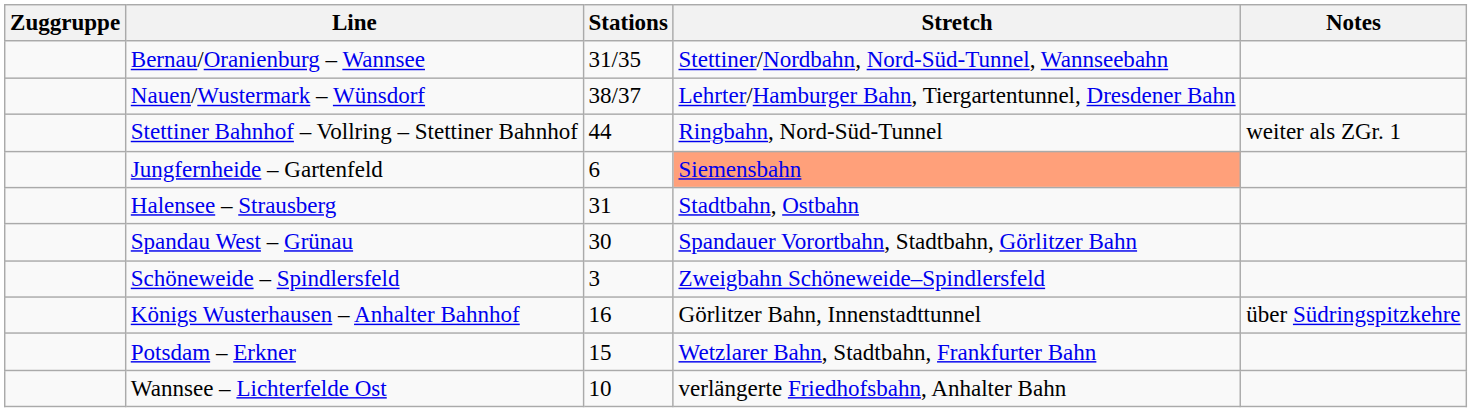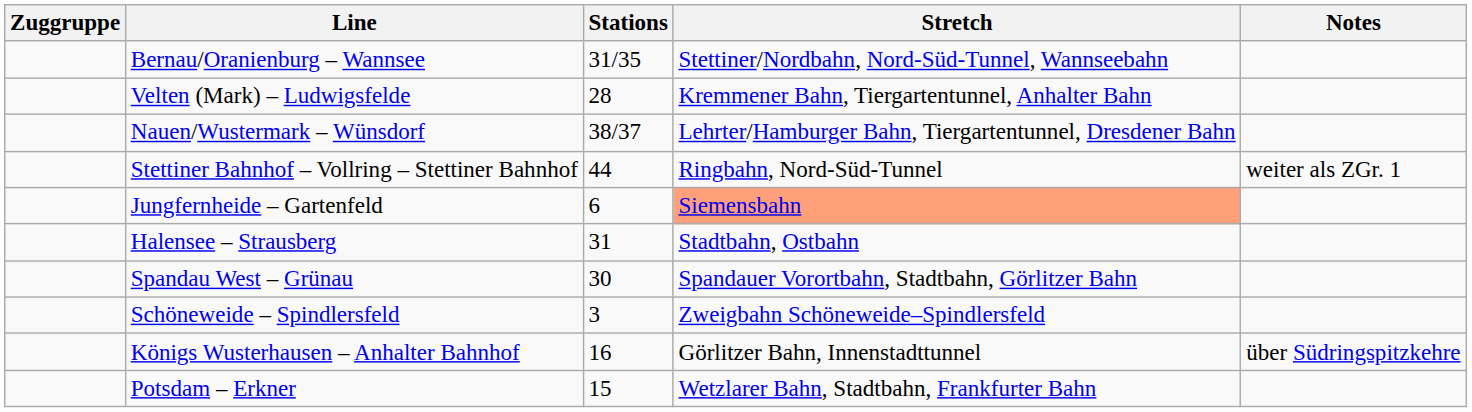+ row: (271, 95)
- row: (259, 388)
